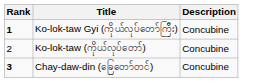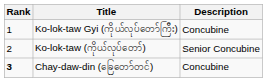(9, 29) bold -> (9, 29) normal
(206, 48) Concubine -> (221, 48) Senior Concubine
